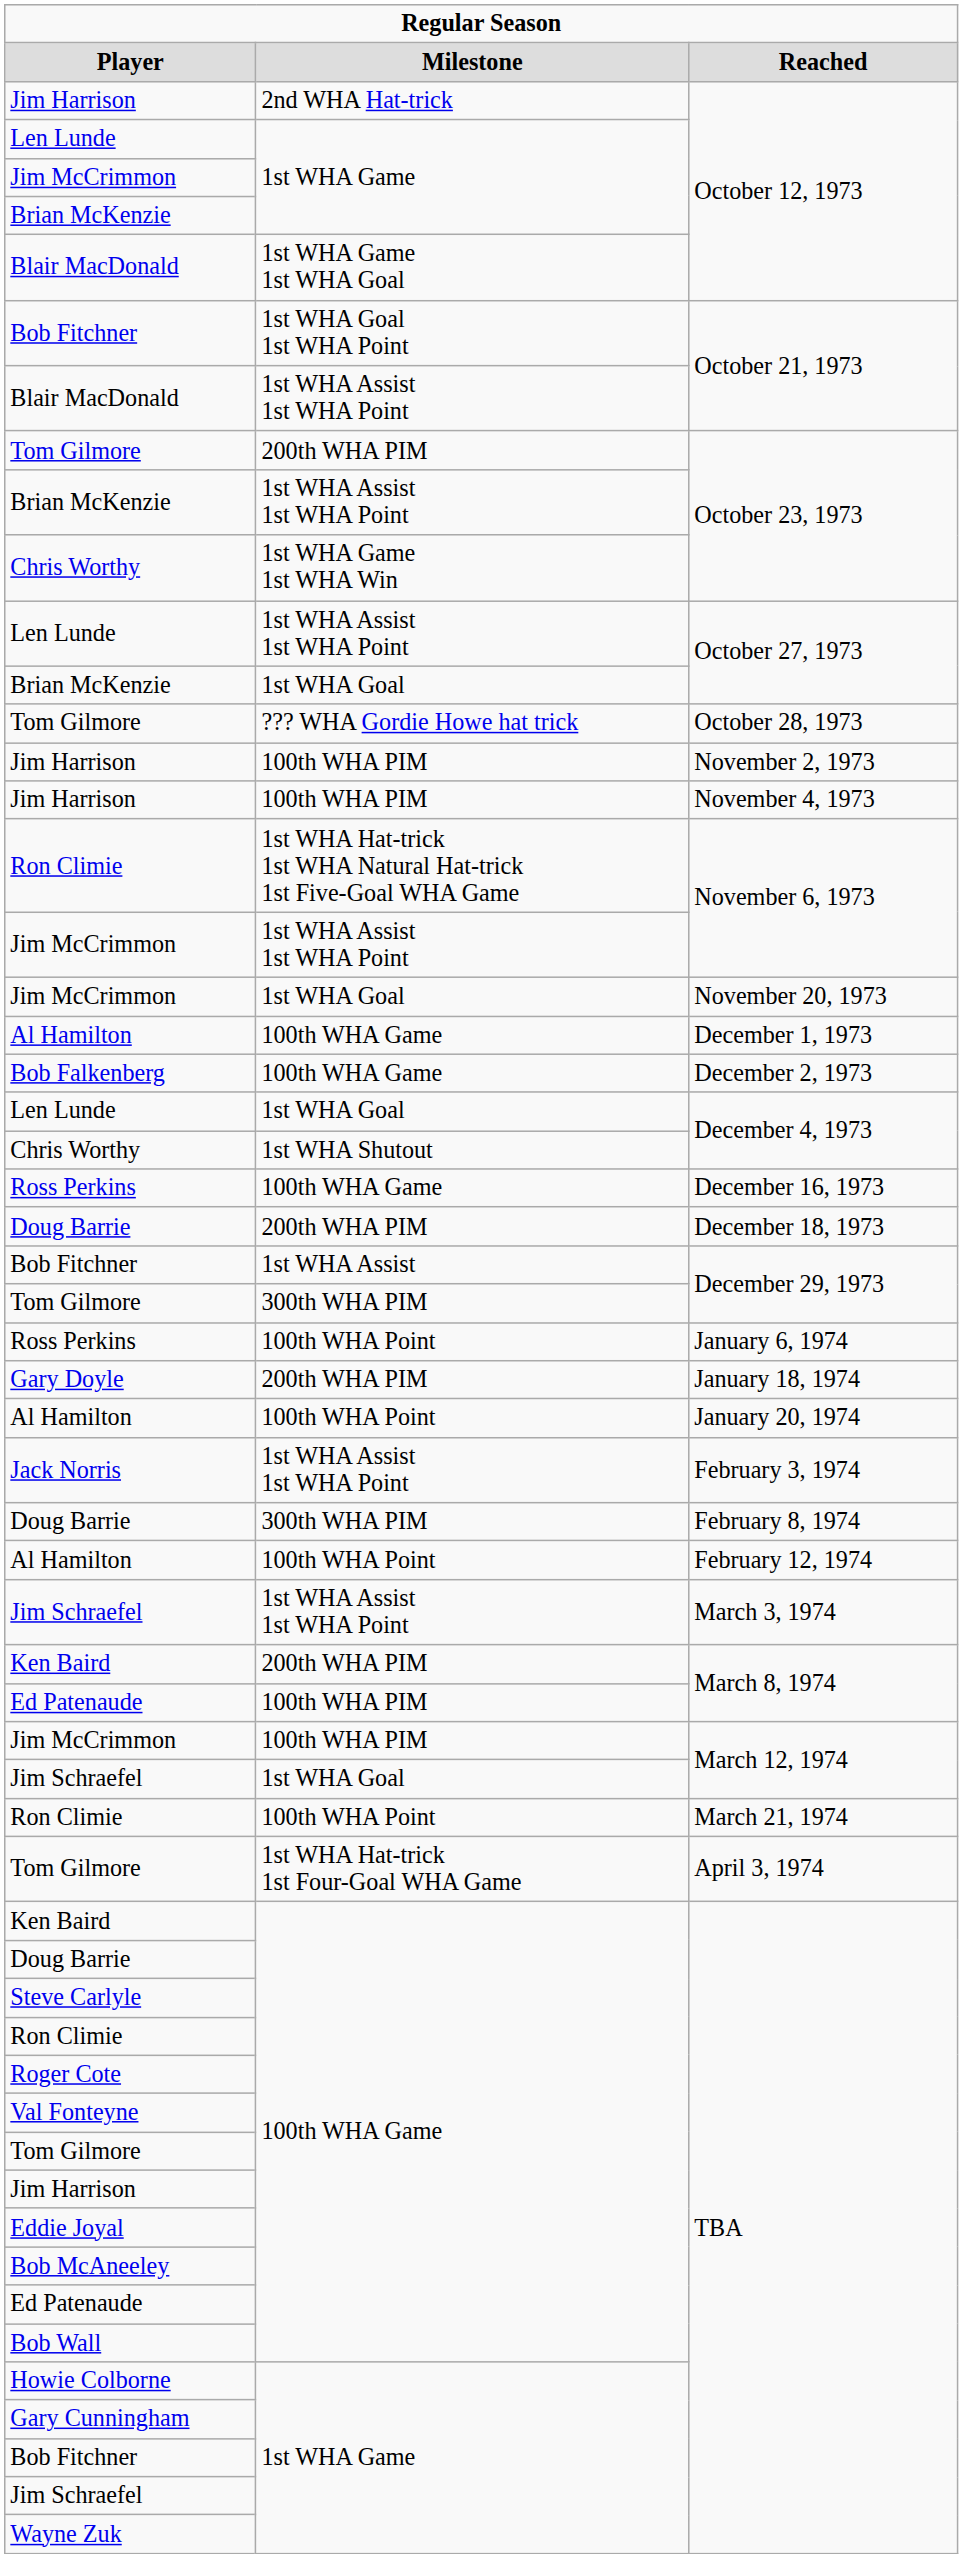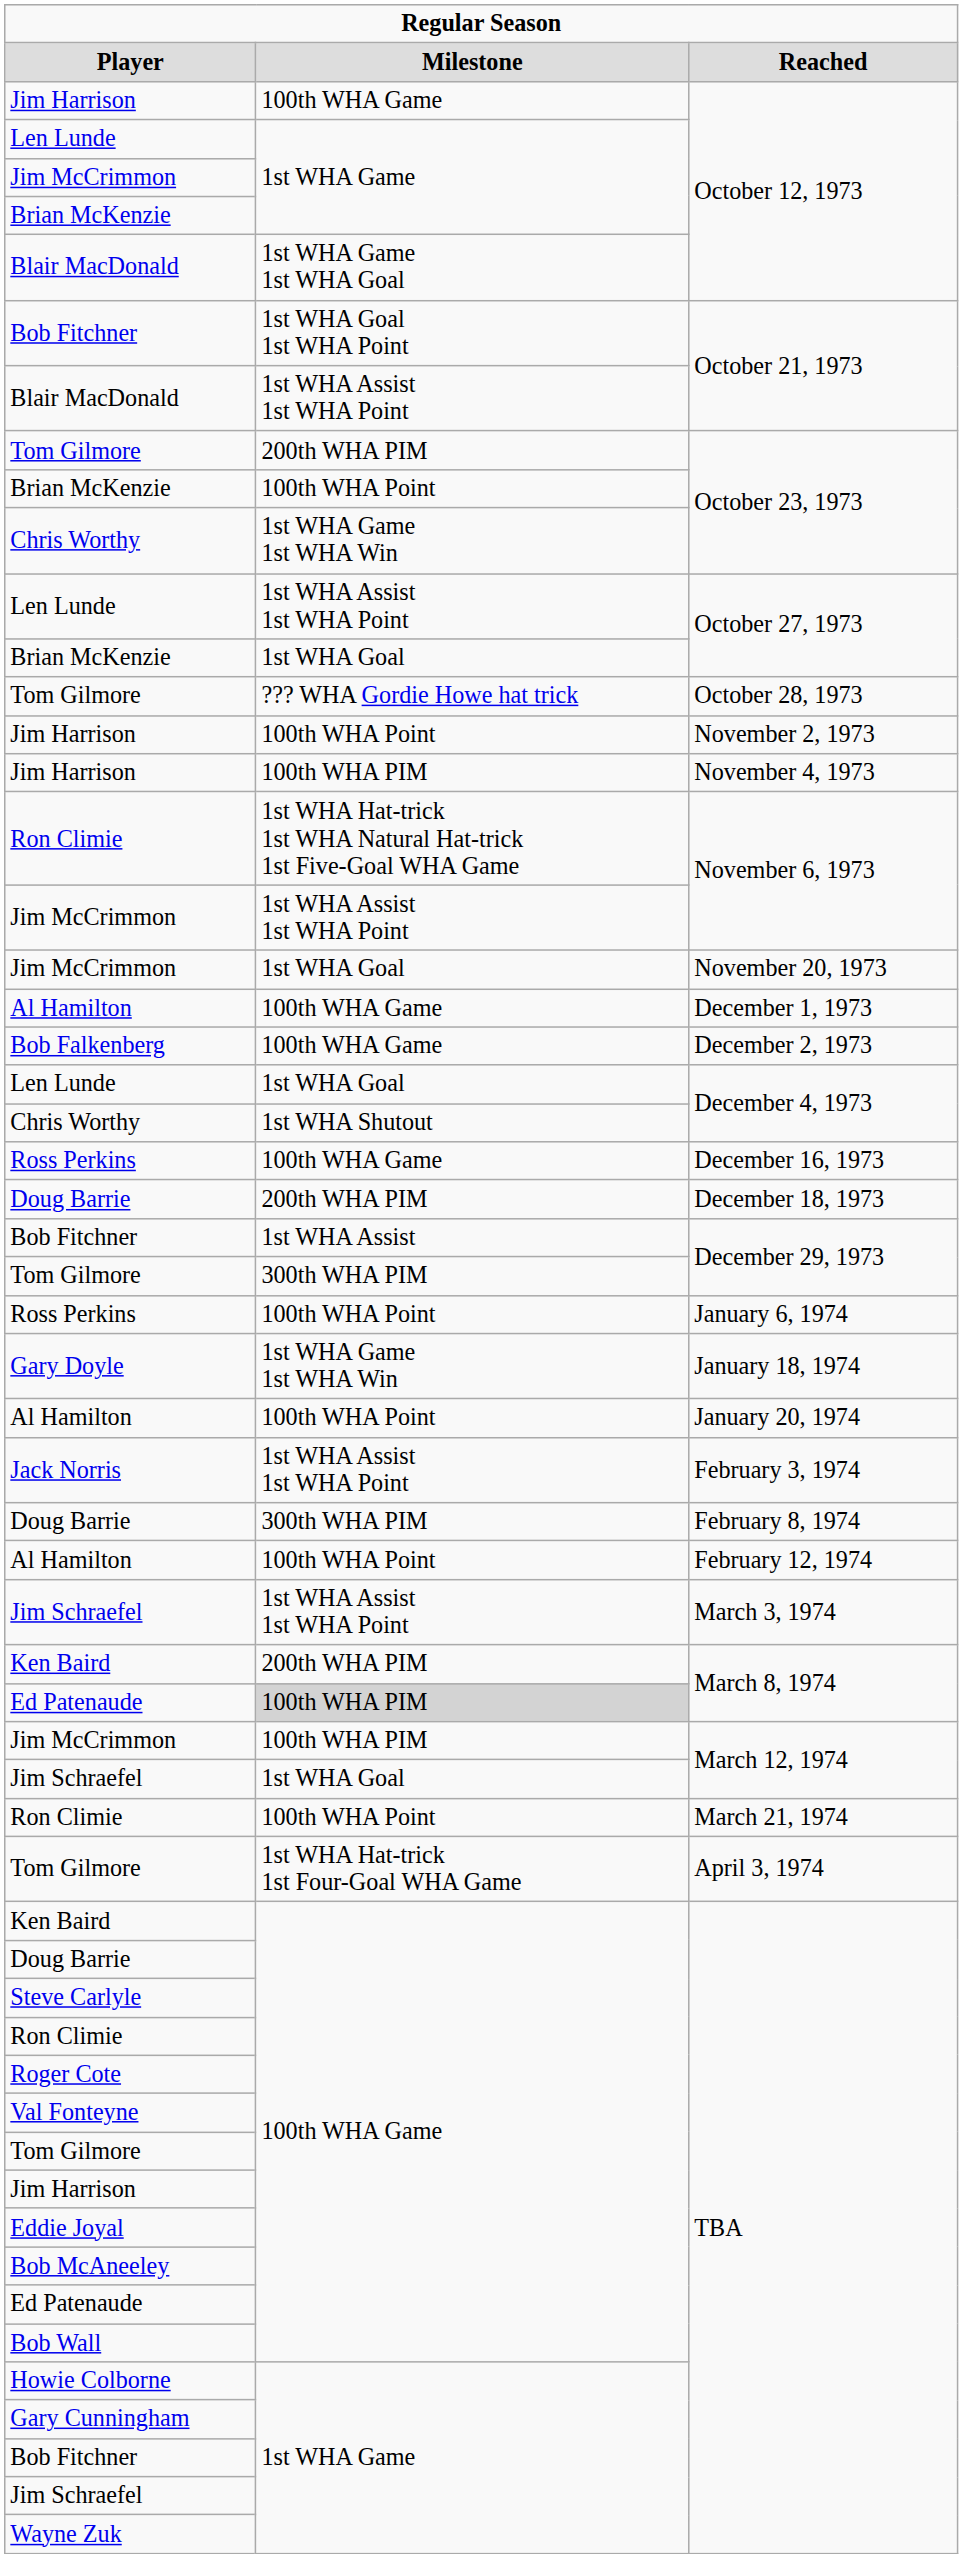(357, 100) 2nd WHA Hat-trick -> (352, 100) 100th WHA Game
(338, 501) 1st WHA Assist 1st WHA Point -> (348, 488) 100th WHA Point
(344, 761) 100th WHA PIM -> (348, 734) 100th WHA Point
(344, 1379) 200th WHA PIM -> (338, 1365) 1st WHA Game 1st WHA Win
(344, 1702) no background -> (344, 1702) lightgrey background
